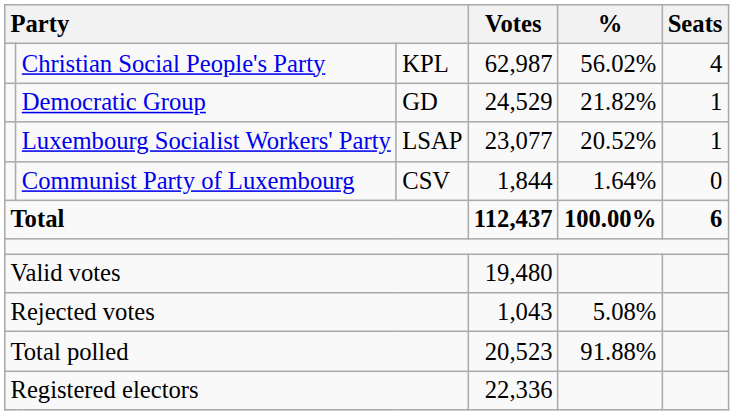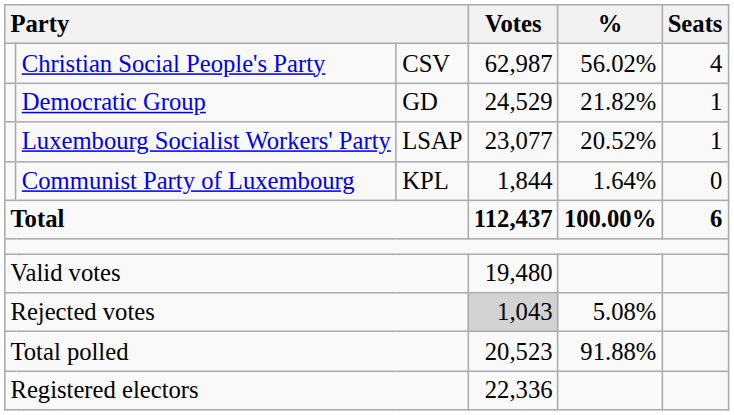(425, 63) KPL -> (426, 63) CSV
(426, 180) CSV -> (425, 180) KPL
(525, 312) no background -> (525, 312) lightgrey background
